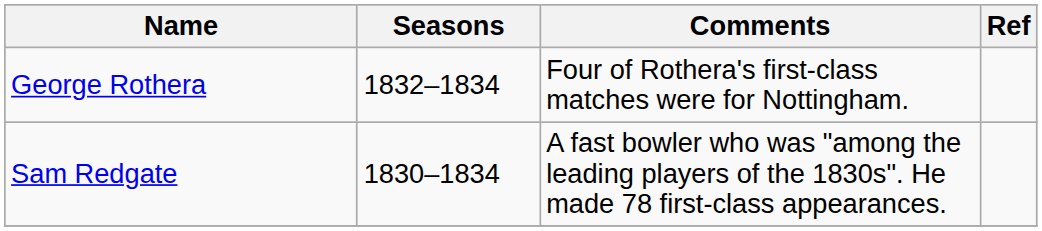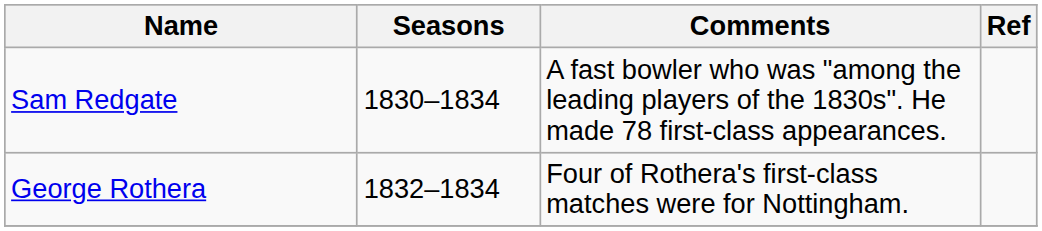rows swapped: (94, 173) <-> (109, 84)
